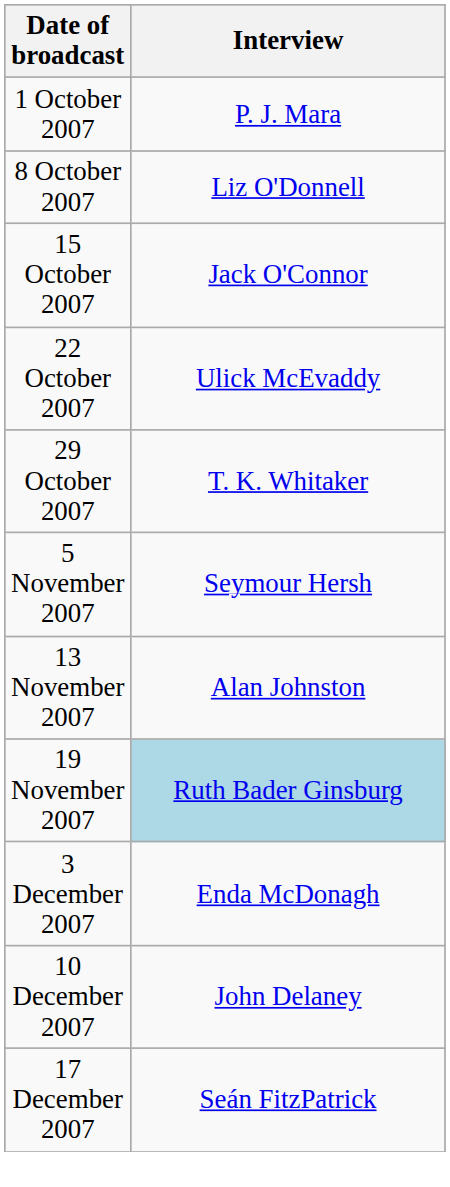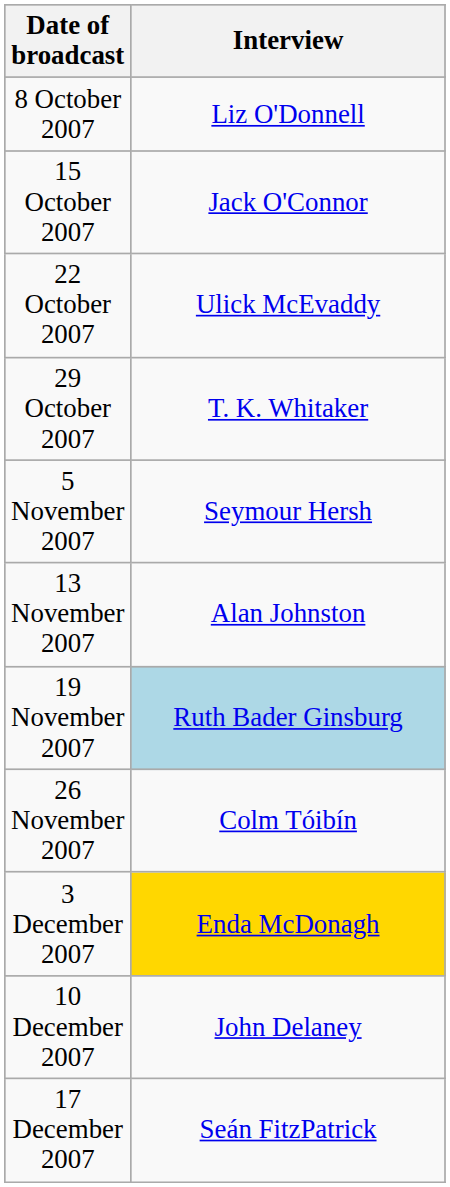- row: (68, 113)
+ row: (68, 820)
(288, 893) no background -> (288, 923) gold background
